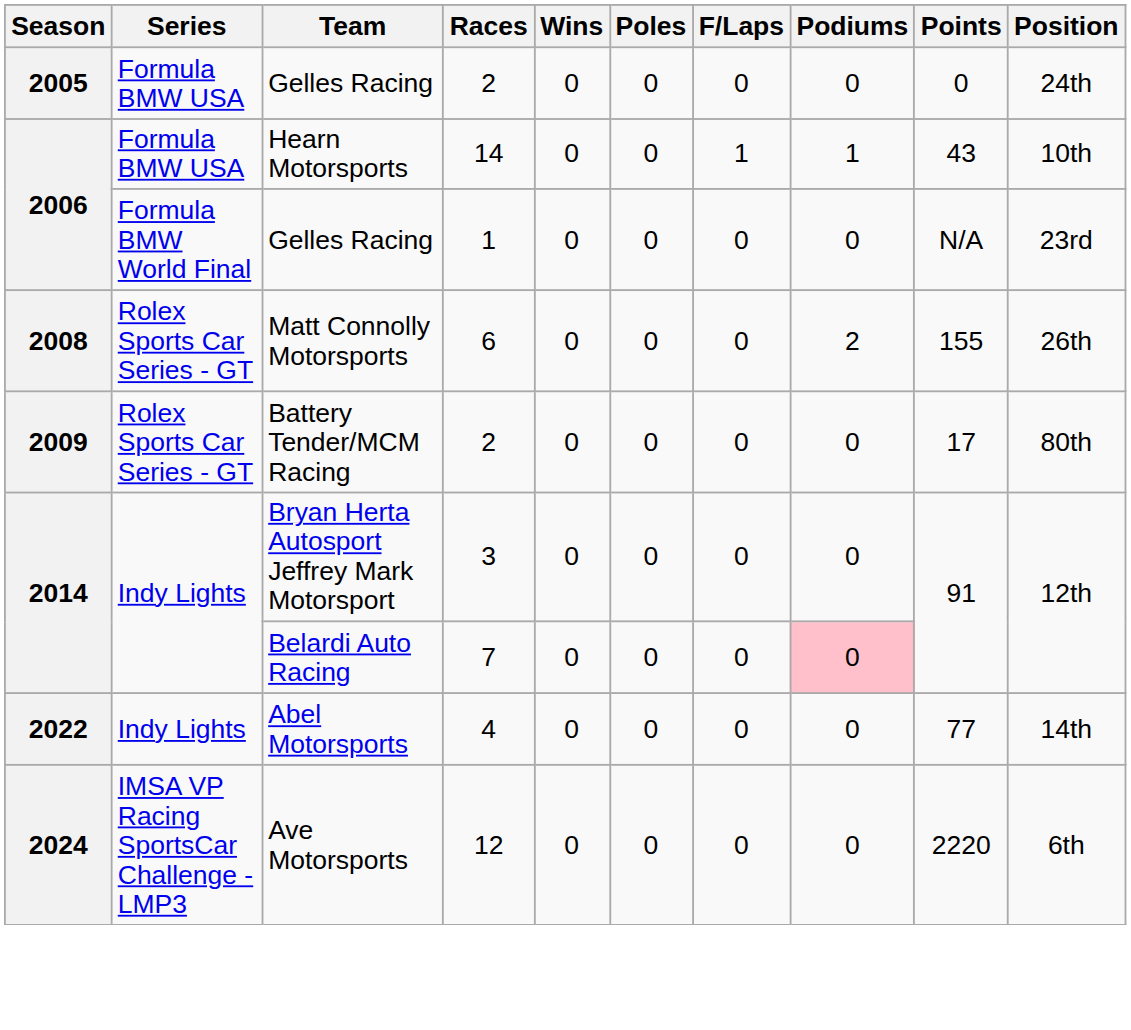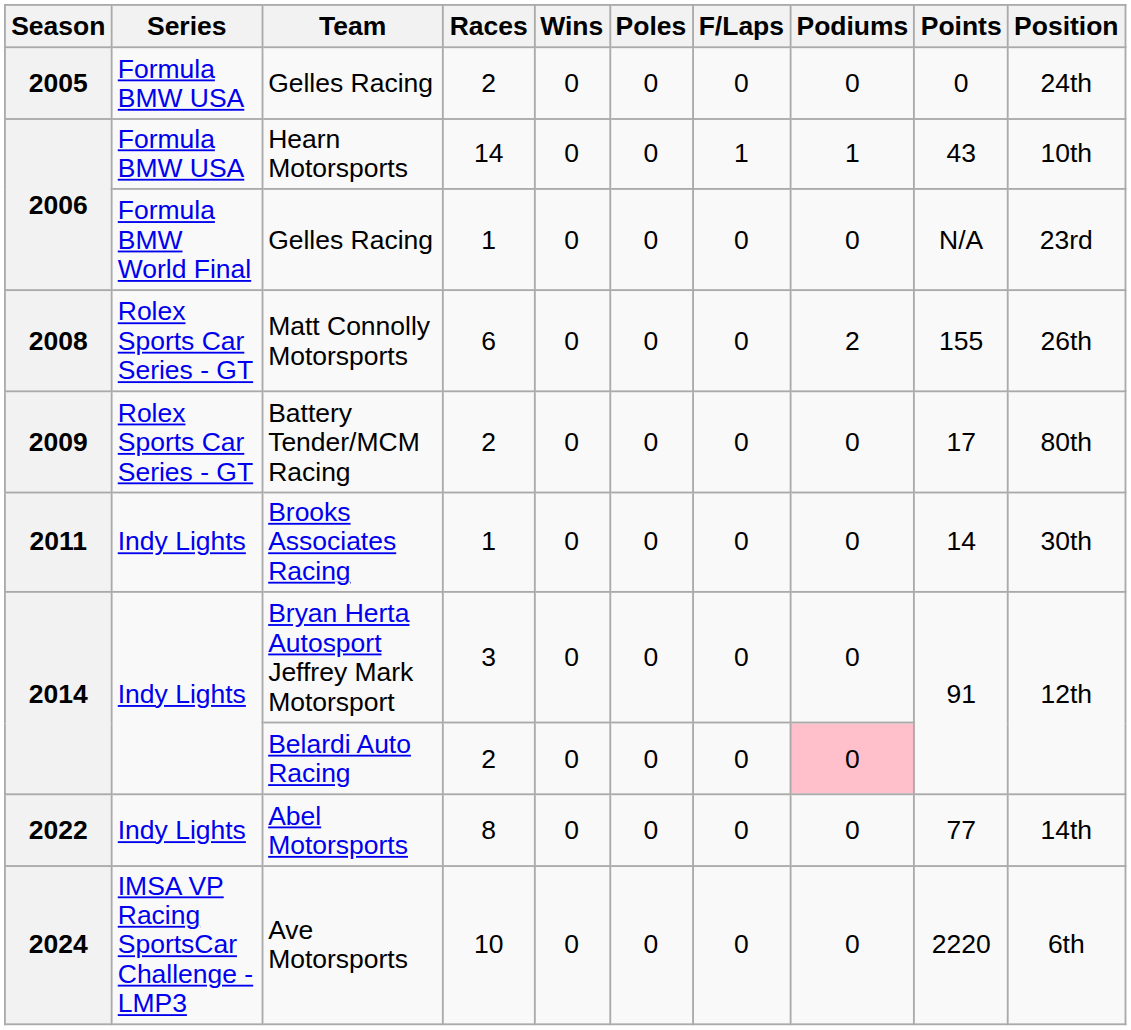+ row: (58, 542)
(489, 658) 7 -> (489, 759) 2
(489, 729) 4 -> (489, 830) 8
(489, 845) 12 -> (489, 945) 10
